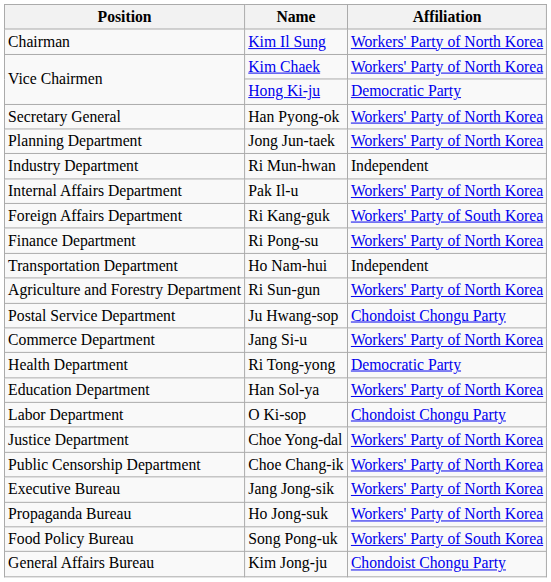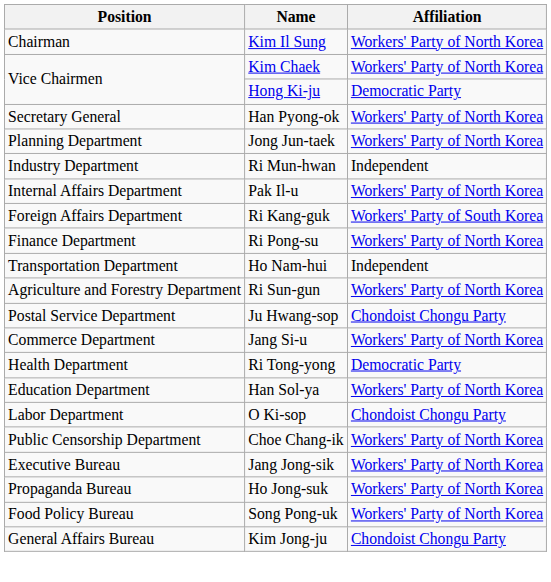- row: (295, 439)
(447, 539) Workers' Party of South Korea -> (447, 514) Workers' Party of North Korea
